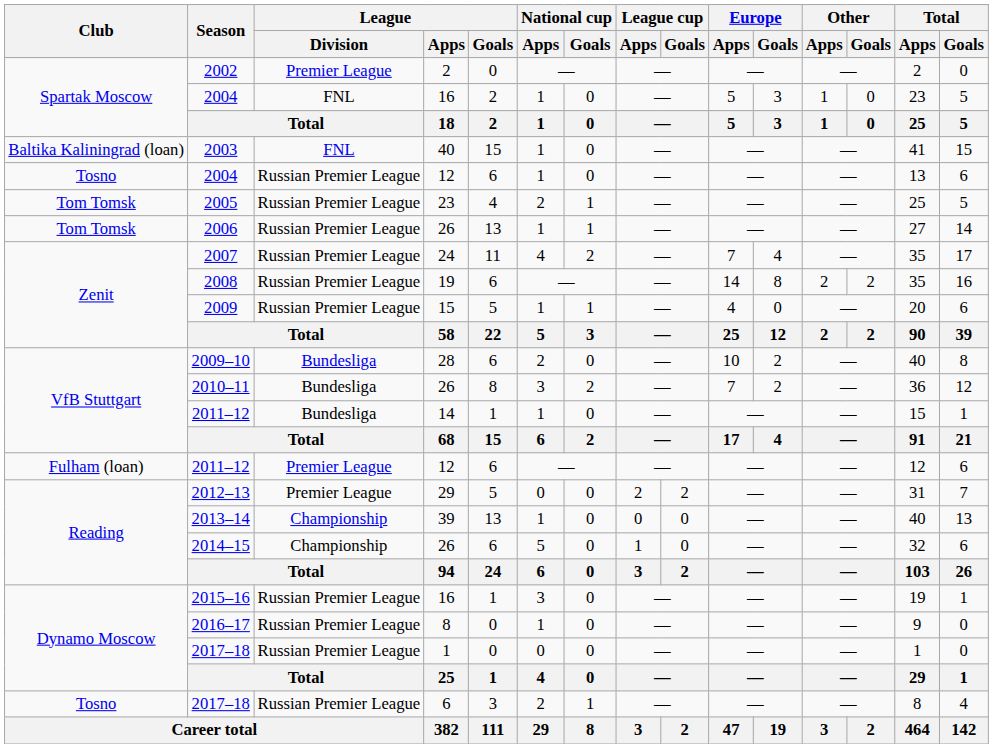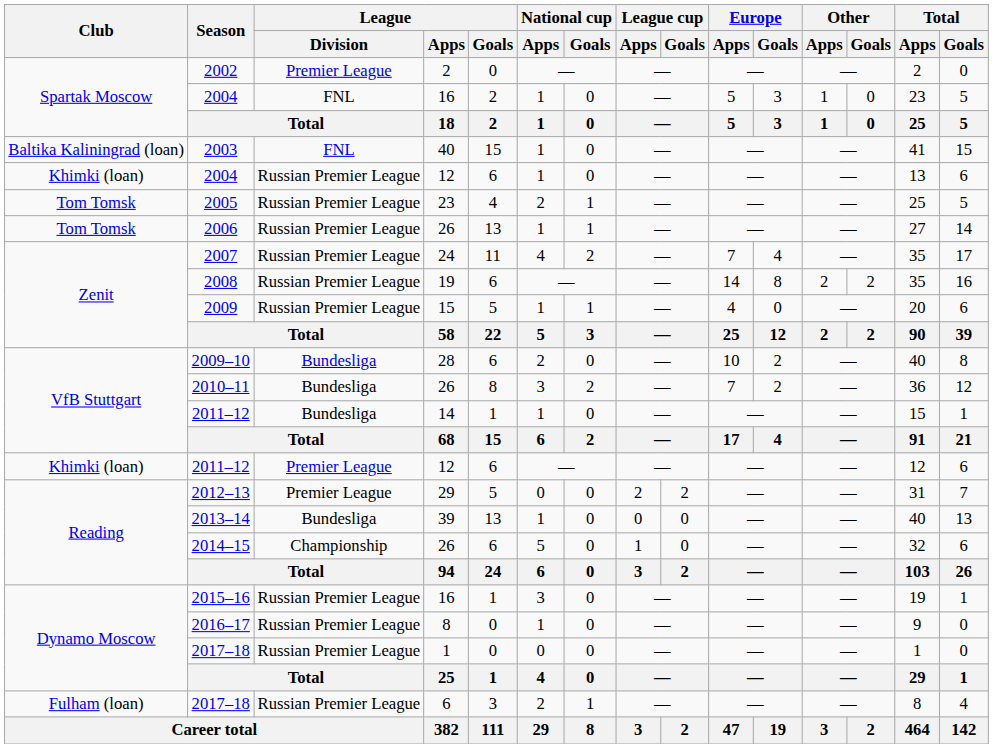(96, 176) Tosno -> (96, 176) Khimki (loan)
(96, 466) Fulham (loan) -> (96, 466) Khimki (loan)
(339, 519) Championship -> (339, 519) Bundesliga
(96, 703) Tosno -> (96, 703) Fulham (loan)
